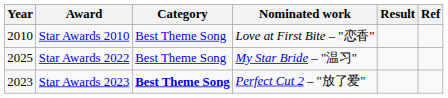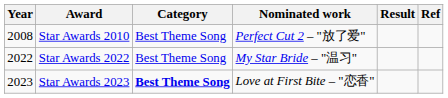(20, 36) 2010 -> (20, 36) 2008
(305, 35) Love at First Bite – "恋香" -> (301, 35) Perfect Cut 2 – "放了爱"
(20, 58) 2025 -> (20, 58) 2022
(301, 81) Perfect Cut 2 – "放了爱" -> (305, 81) Love at First Bite – "恋香"
